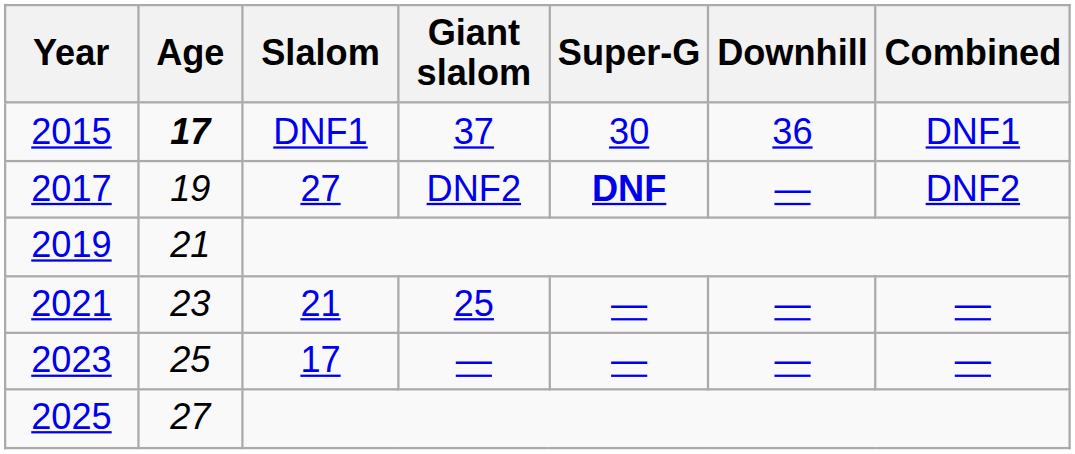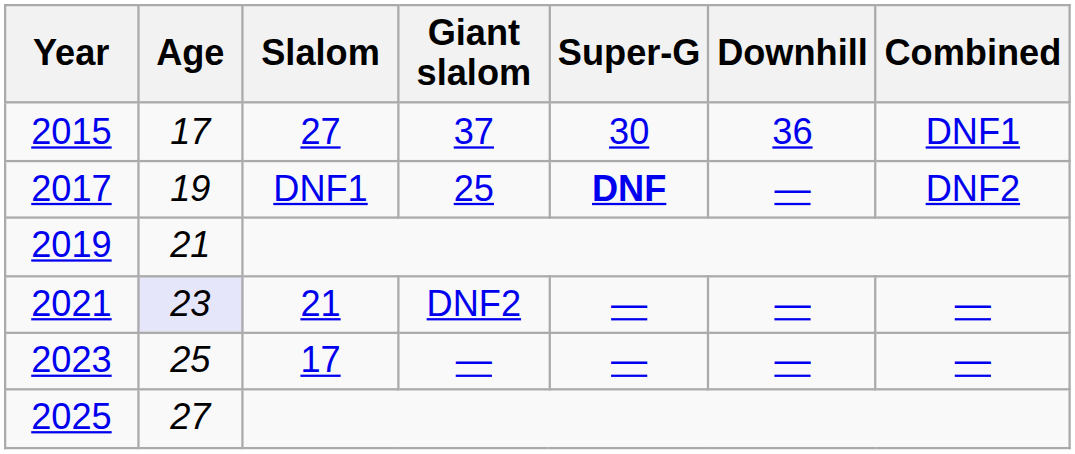(190, 131) bold -> (190, 131) normal
(321, 131) DNF1 -> (321, 131) 27
(321, 188) 27 -> (321, 188) DNF1
(474, 188) DNF2 -> (474, 188) 25
(190, 303) no background -> (190, 303) lavender background
(474, 303) 25 -> (474, 303) DNF2
